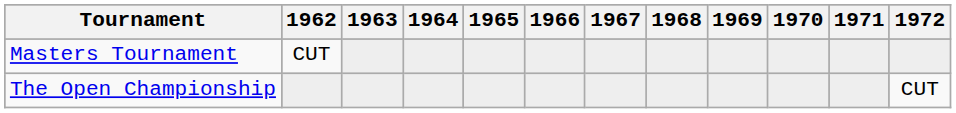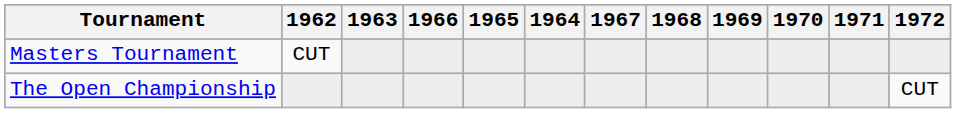columns swapped: (433, 22) <-> (555, 22)
